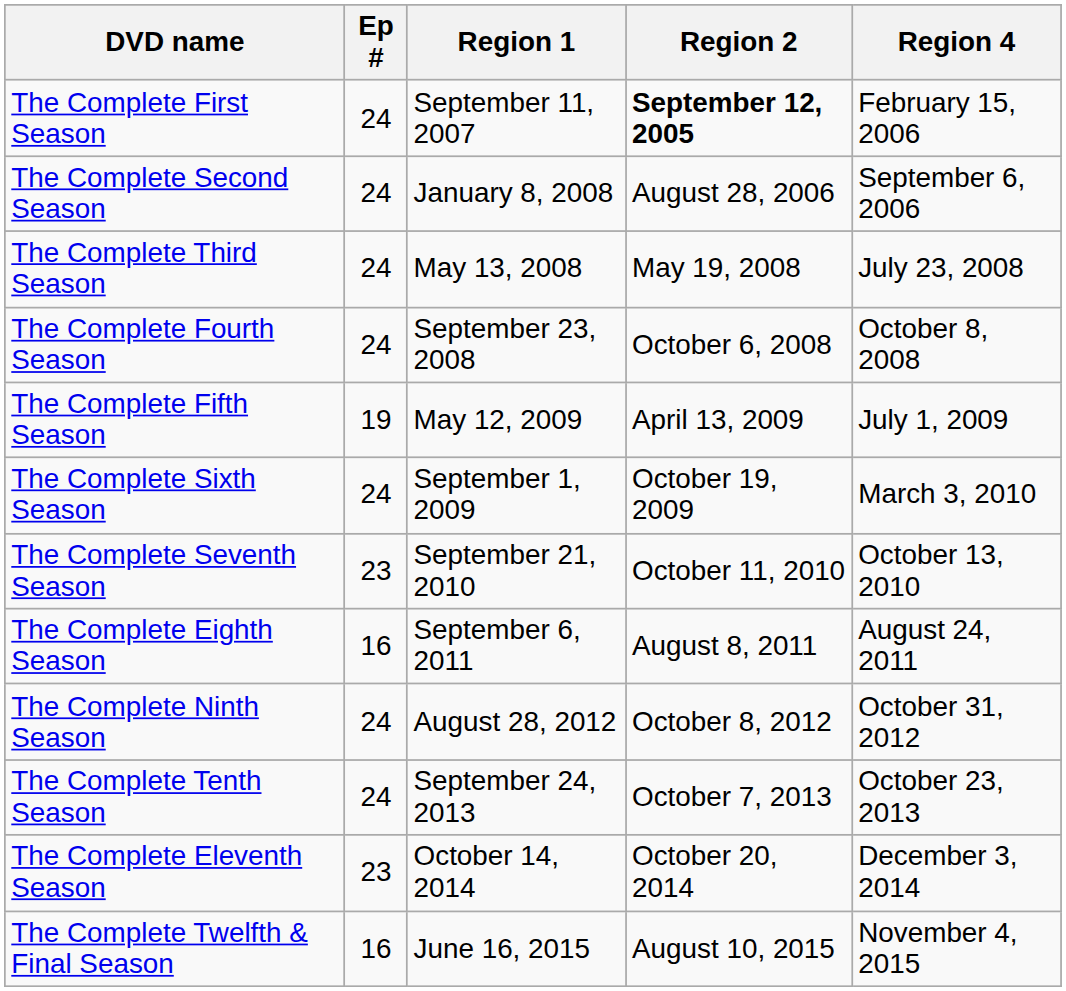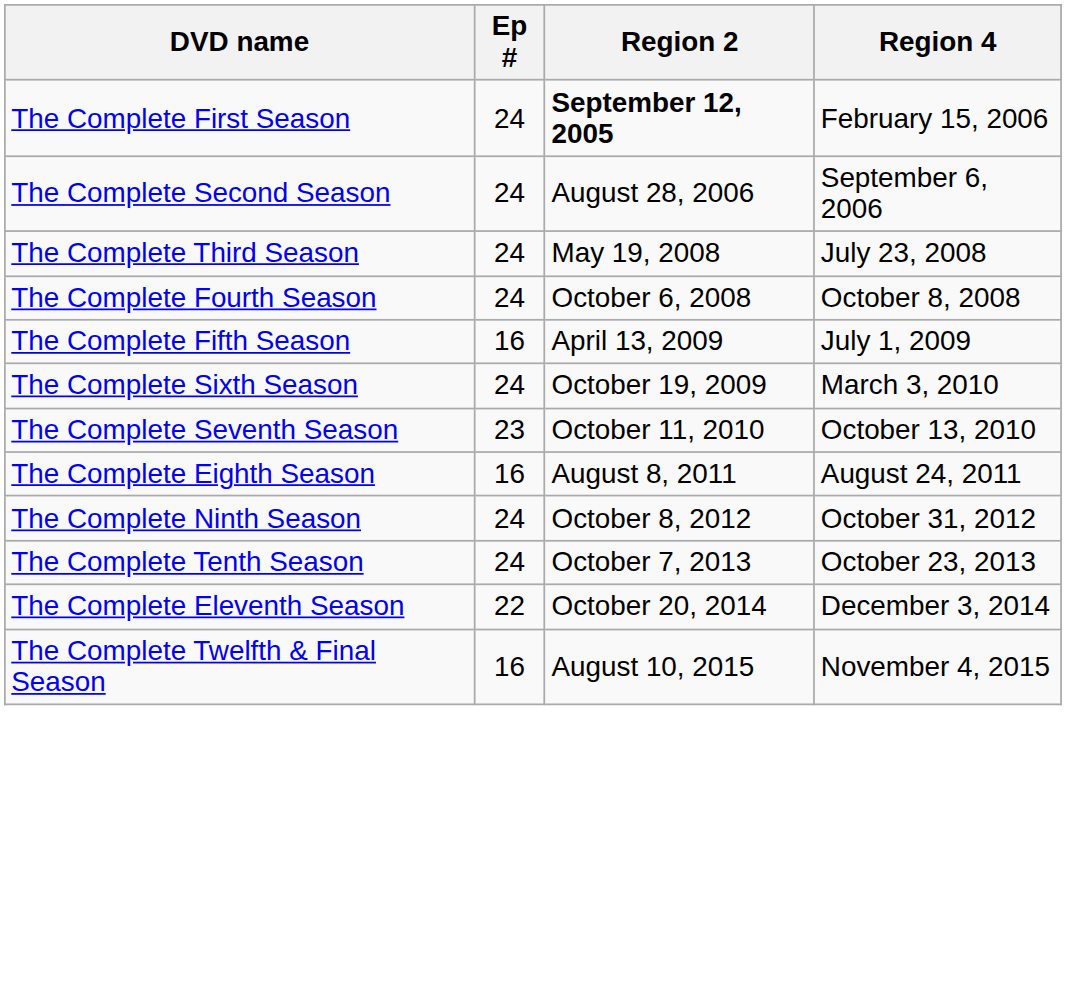- column: (516, 42)
(376, 419) 19 -> (510, 341) 16
(376, 872) 23 -> (510, 606) 22
